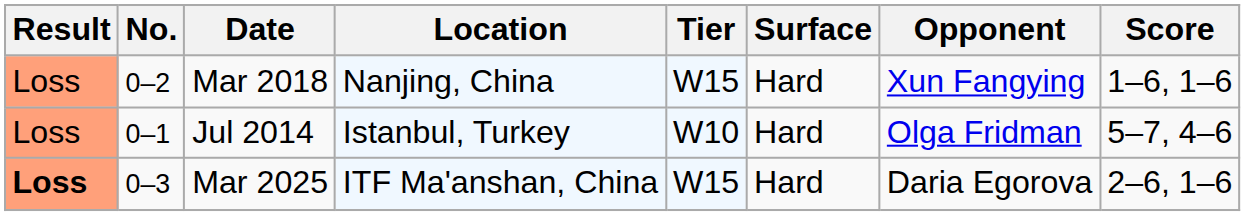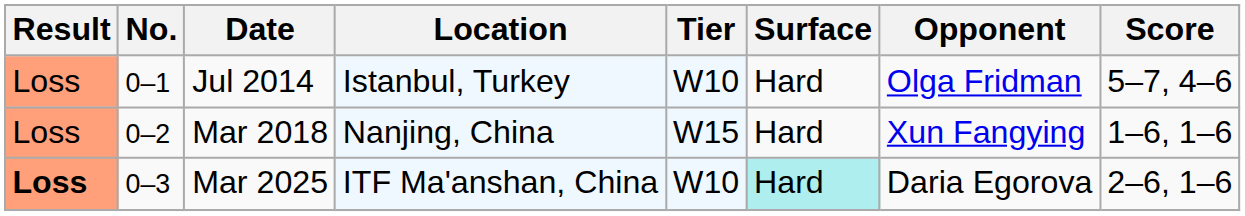rows swapped: (253, 132) <-> (260, 81)
(706, 183) W15 -> (706, 183) W10
(789, 183) no background -> (789, 183) paleturquoise background
